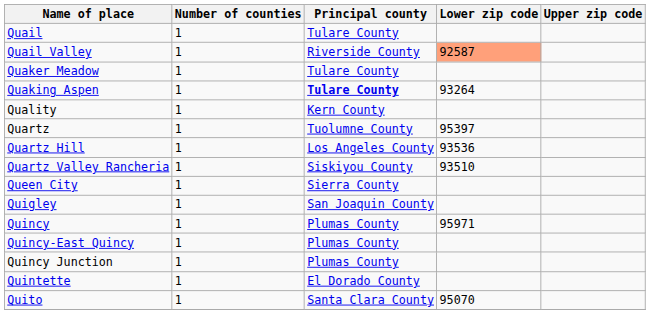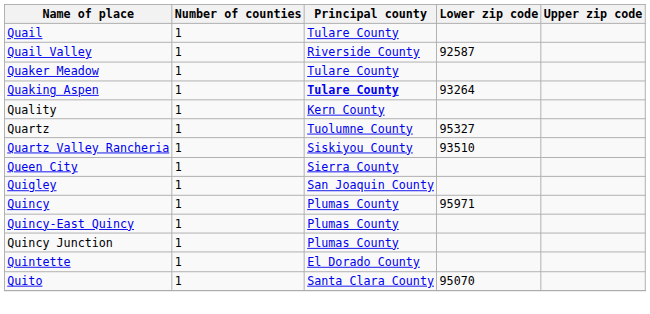(457, 52) lightsalmon background -> (457, 52) no background
(457, 128) 95397 -> (457, 128) 95327
- row: (46, 147)
